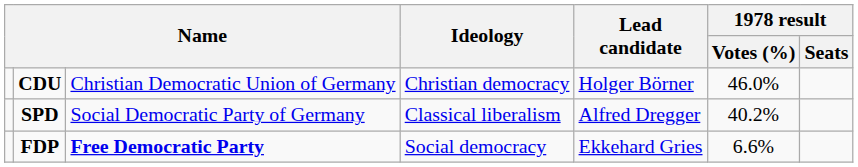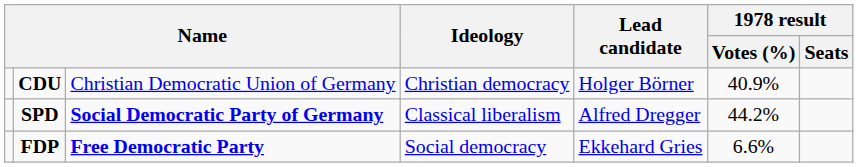(753, 83) 46.0% -> (753, 83) 40.9%
(218, 114) normal -> (227, 114) bold
(753, 114) 40.2% -> (753, 114) 44.2%
